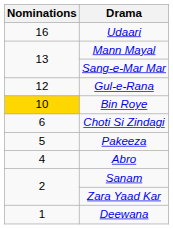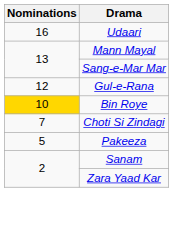(42, 123) 6 -> (42, 123) 7
- row: (124, 159)
- row: (124, 214)
